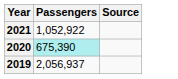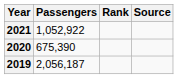+ column: (115, 13)
(56, 47) paleturquoise background -> (56, 47) no background
(60, 64) 2,056,937 -> (60, 64) 2,056,187
